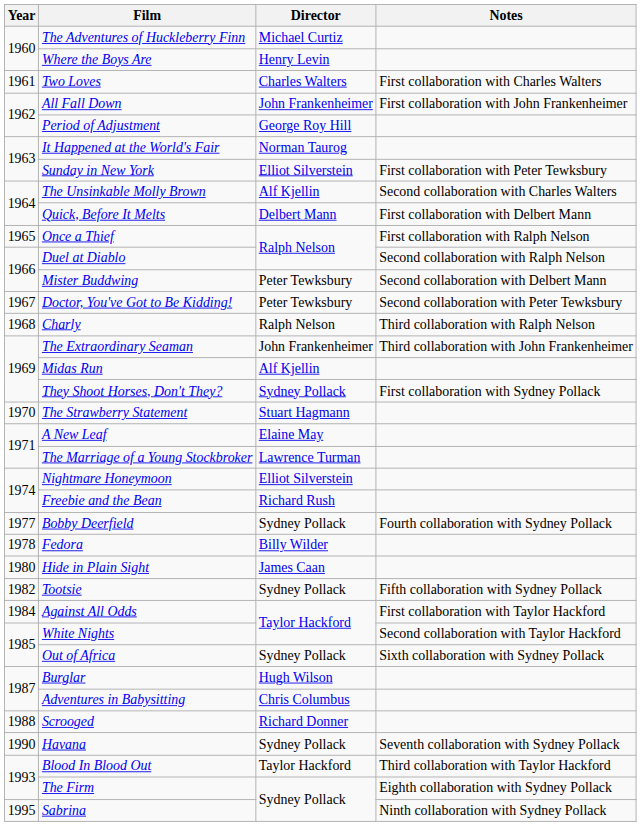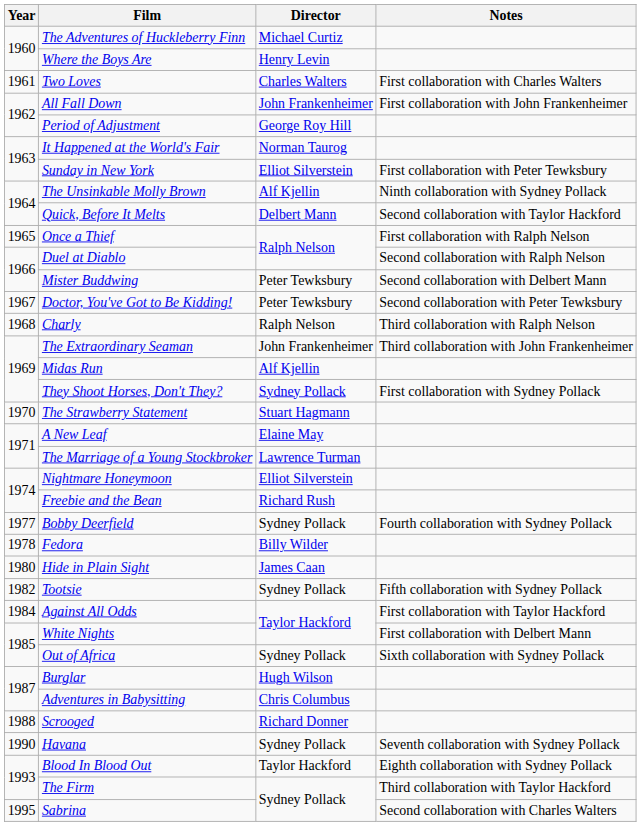(498, 192) Second collaboration with Charles Walters -> (493, 192) Ninth collaboration with Sydney Pollack
(485, 214) First collaboration with Delbert Mann -> (500, 214) Second collaboration with Taylor Hackford
(500, 633) Second collaboration with Taylor Hackford -> (485, 633) First collaboration with Delbert Mann
(495, 766) Third collaboration with Taylor Hackford -> (496, 766) Eighth collaboration with Sydney Pollack
(496, 788) Eighth collaboration with Sydney Pollack -> (495, 788) Third collaboration with Taylor Hackford
(493, 810) Ninth collaboration with Sydney Pollack -> (498, 810) Second collaboration with Charles Walters
